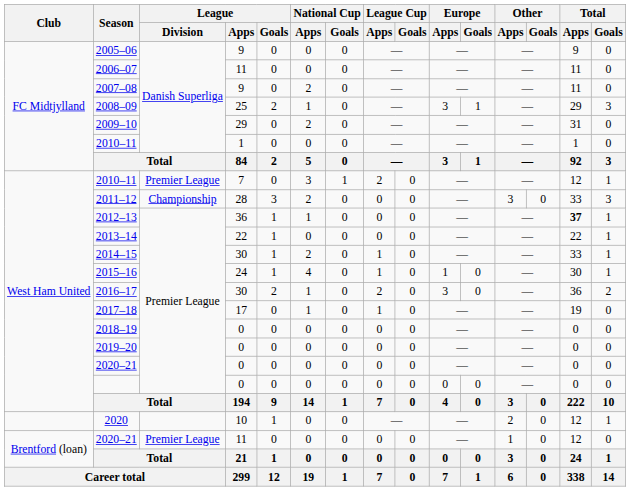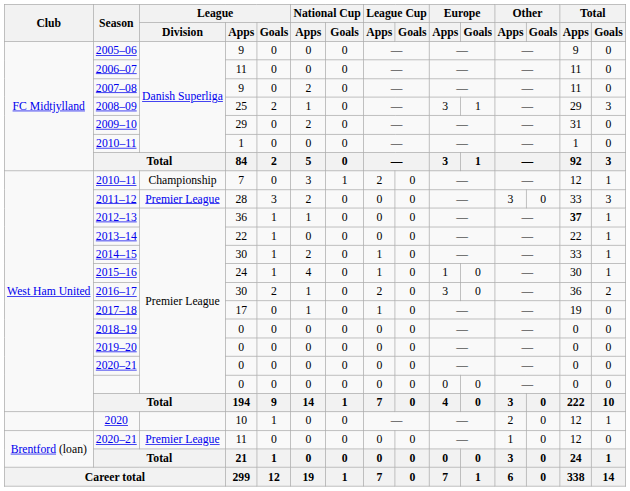(182, 180) Premier League -> (182, 180) Championship
(182, 198) Championship -> (182, 198) Premier League
